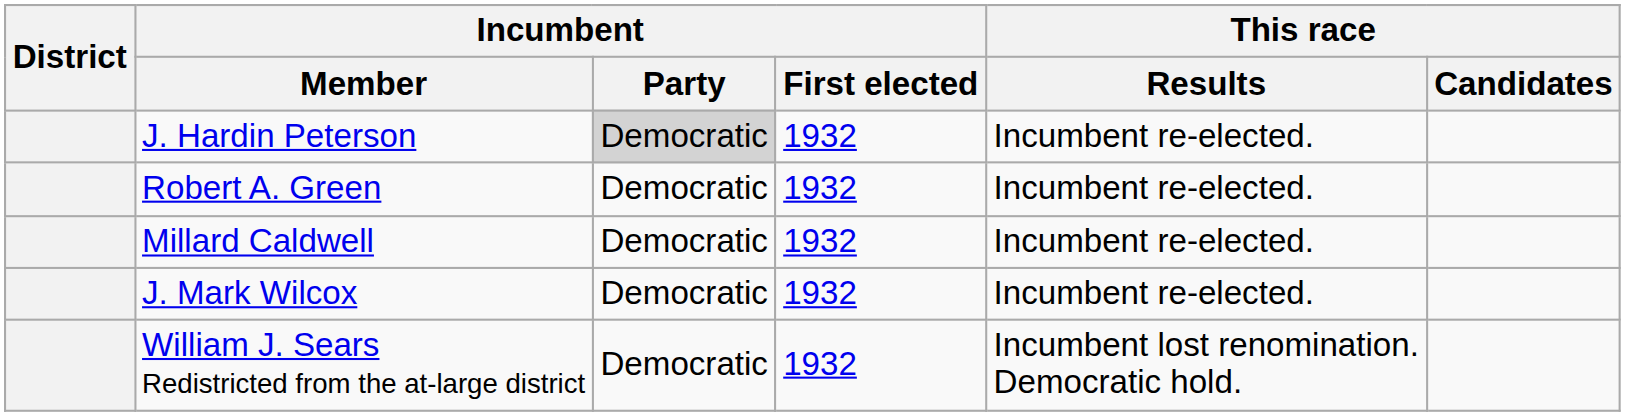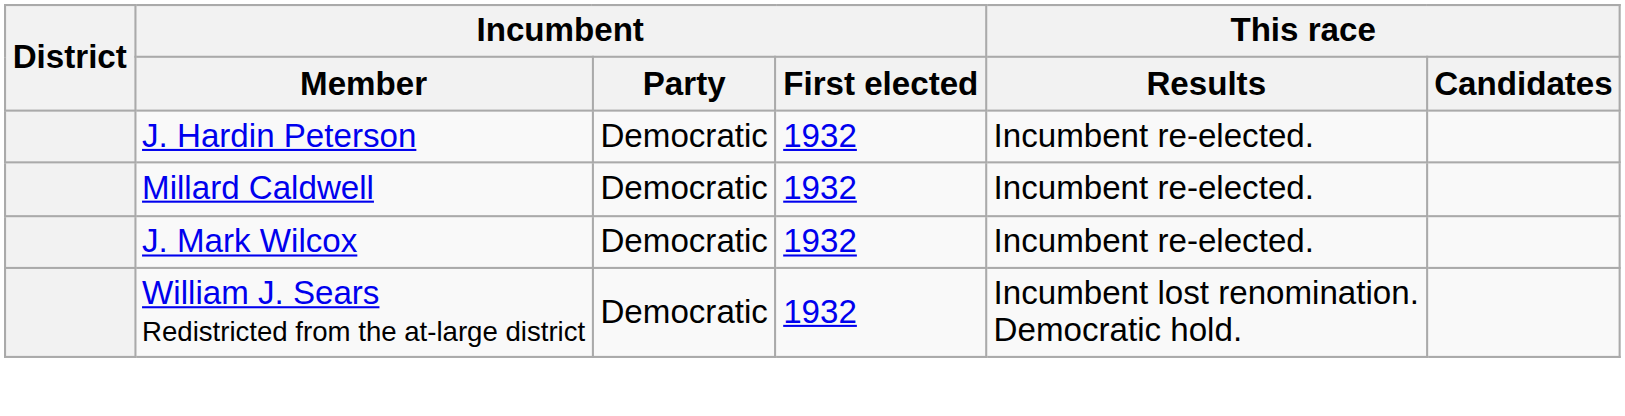(684, 135) lightgrey background -> (684, 135) no background
- row: (262, 188)
